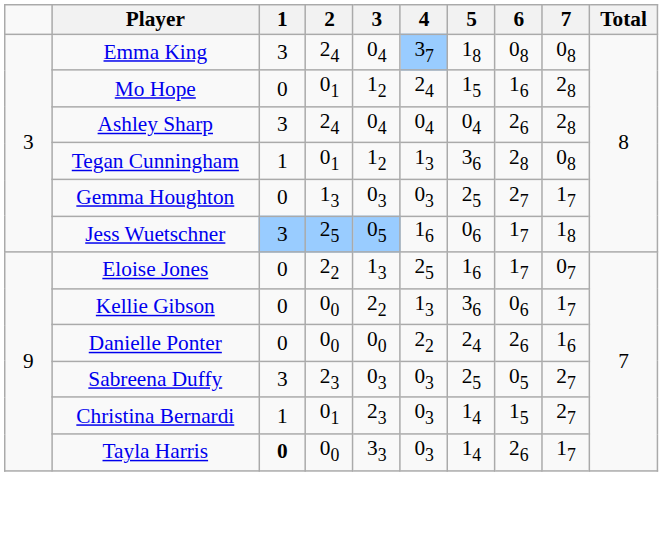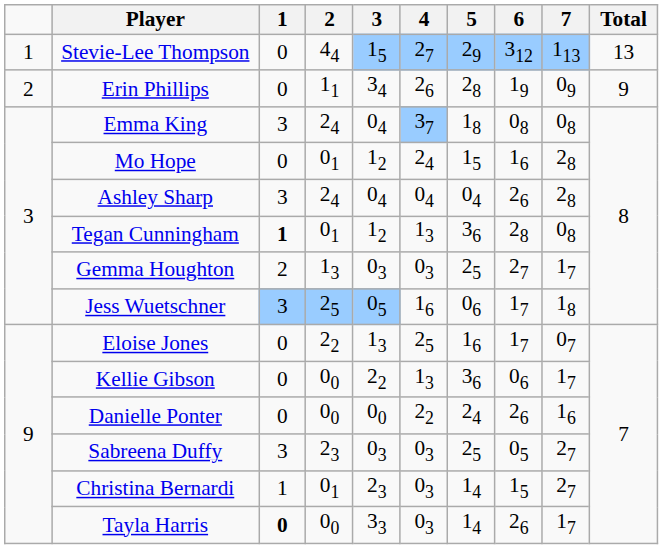+ row: (155, 52)
+ row: (155, 88)
(282, 161) normal -> (282, 234) bold
(282, 197) 0 -> (282, 270) 2
